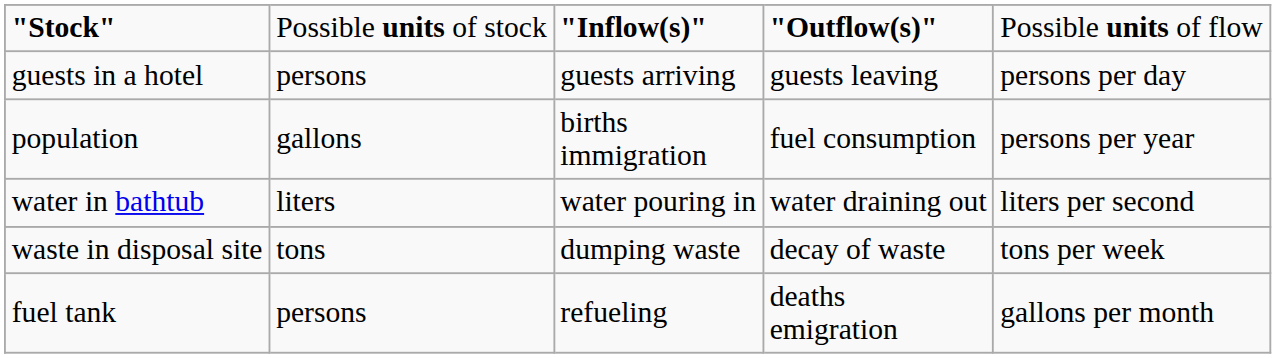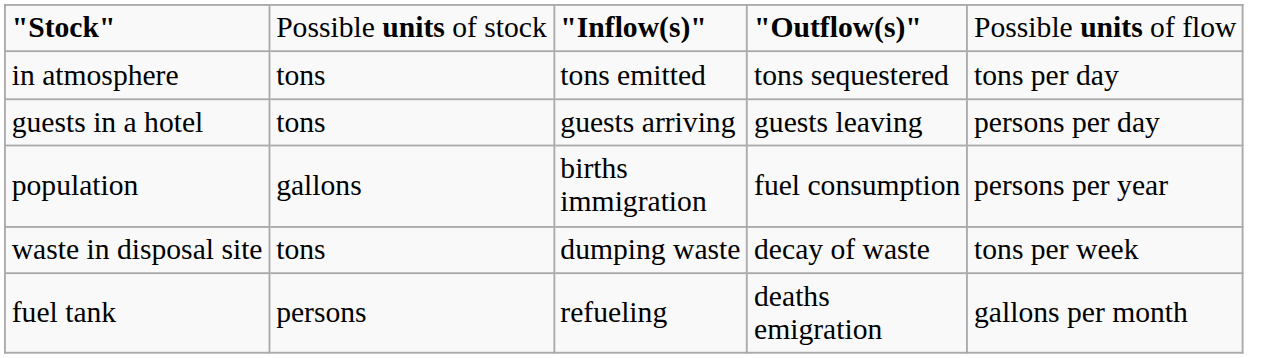+ row: (95, 74)
(321, 74) persons -> (301, 121) tons
- row: (108, 202)
